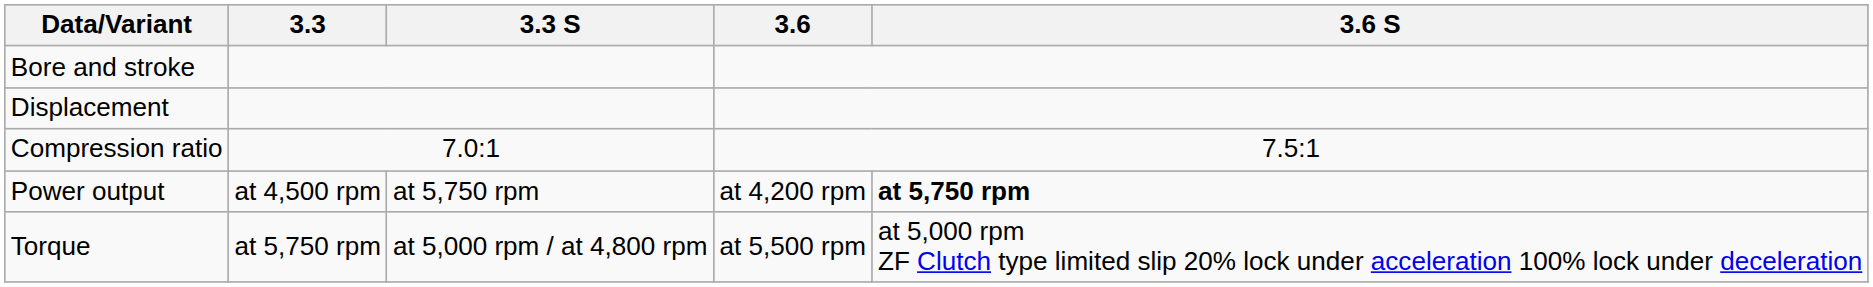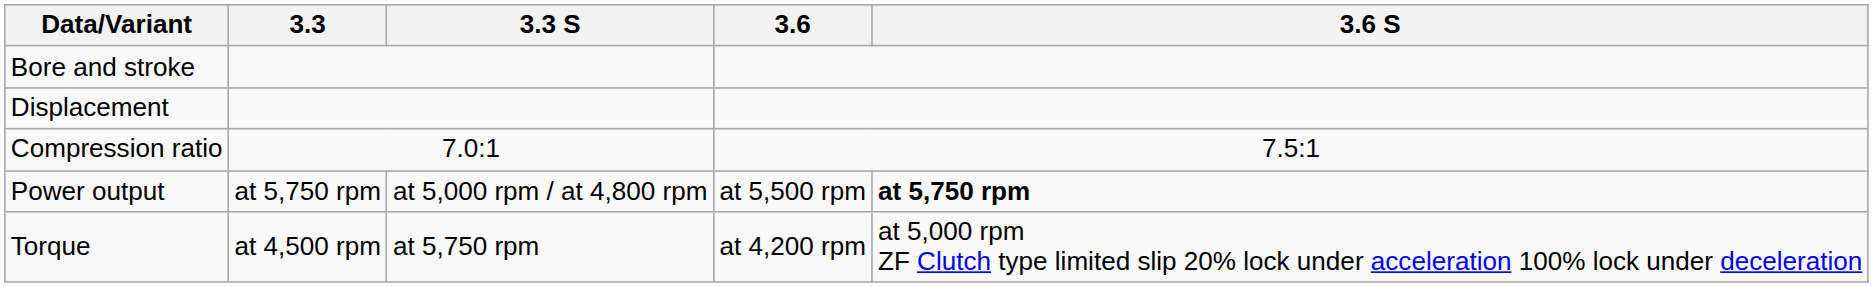(308, 190) at 4,500 rpm -> (308, 190) at 5,750 rpm
(466, 190) at 5,750 rpm -> (550, 190) at 5,000 rpm / at 4,800 rpm
(793, 190) at 4,200 rpm -> (793, 190) at 5,500 rpm
(308, 246) at 5,750 rpm -> (308, 246) at 4,500 rpm
(550, 246) at 5,000 rpm / at 4,800 rpm -> (466, 246) at 5,750 rpm
(793, 246) at 5,500 rpm -> (793, 246) at 4,200 rpm
